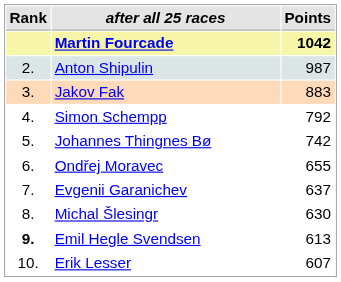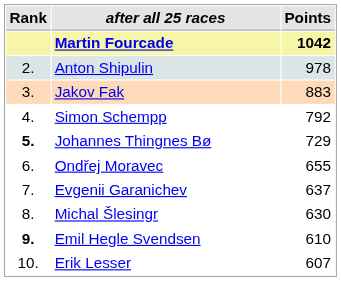(318, 68) 987 -> (318, 68) 978
(28, 141) normal -> (28, 141) bold
(318, 141) 742 -> (318, 141) 729
(318, 239) 613 -> (318, 239) 610
